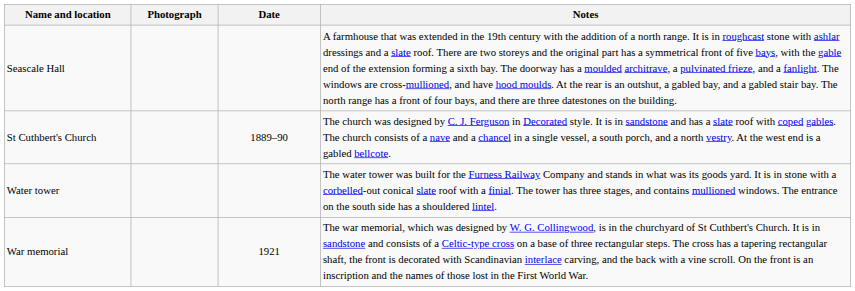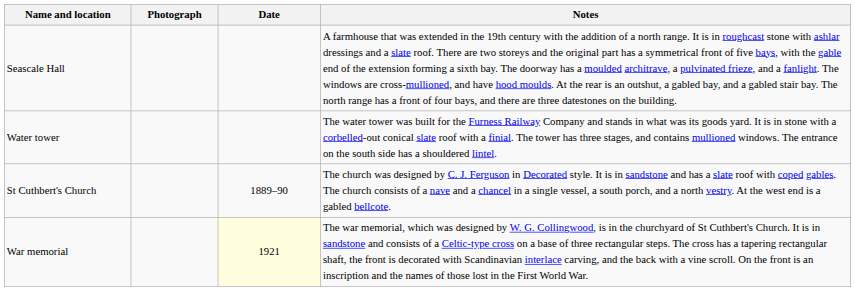rows swapped: (33, 190) <-> (52, 137)
(269, 251) no background -> (269, 251) lightyellow background
